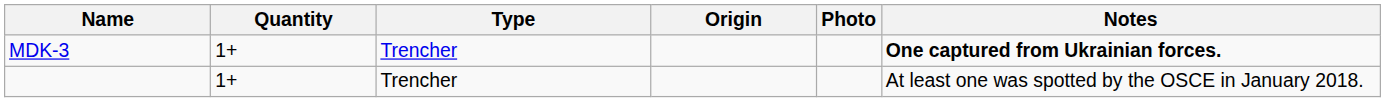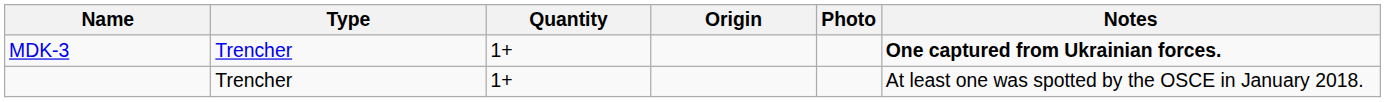columns swapped: (513, 19) <-> (293, 19)
